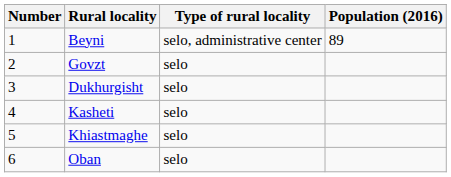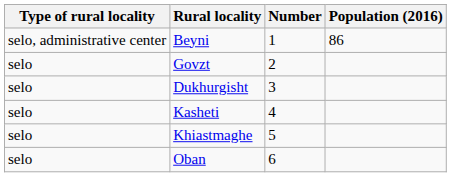columns swapped: (35, 16) <-> (243, 16)
(336, 40) 89 -> (336, 40) 86
